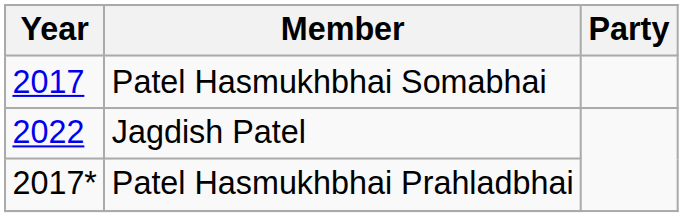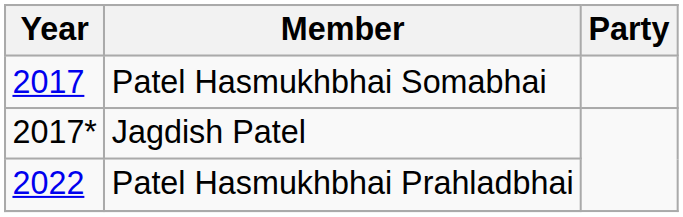(48, 132) 2022 -> (55, 132) 2017*
(55, 183) 2017* -> (48, 183) 2022
